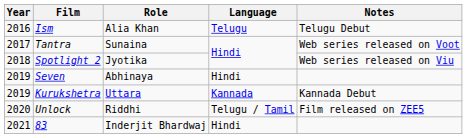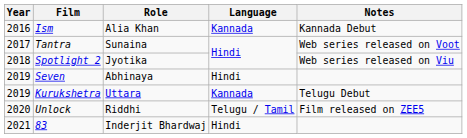(229, 29) Telugu -> (232, 29) Kannada
(335, 29) Telugu Debut -> (338, 29) Kannada Debut
(338, 93) Kannada Debut -> (335, 93) Telugu Debut
